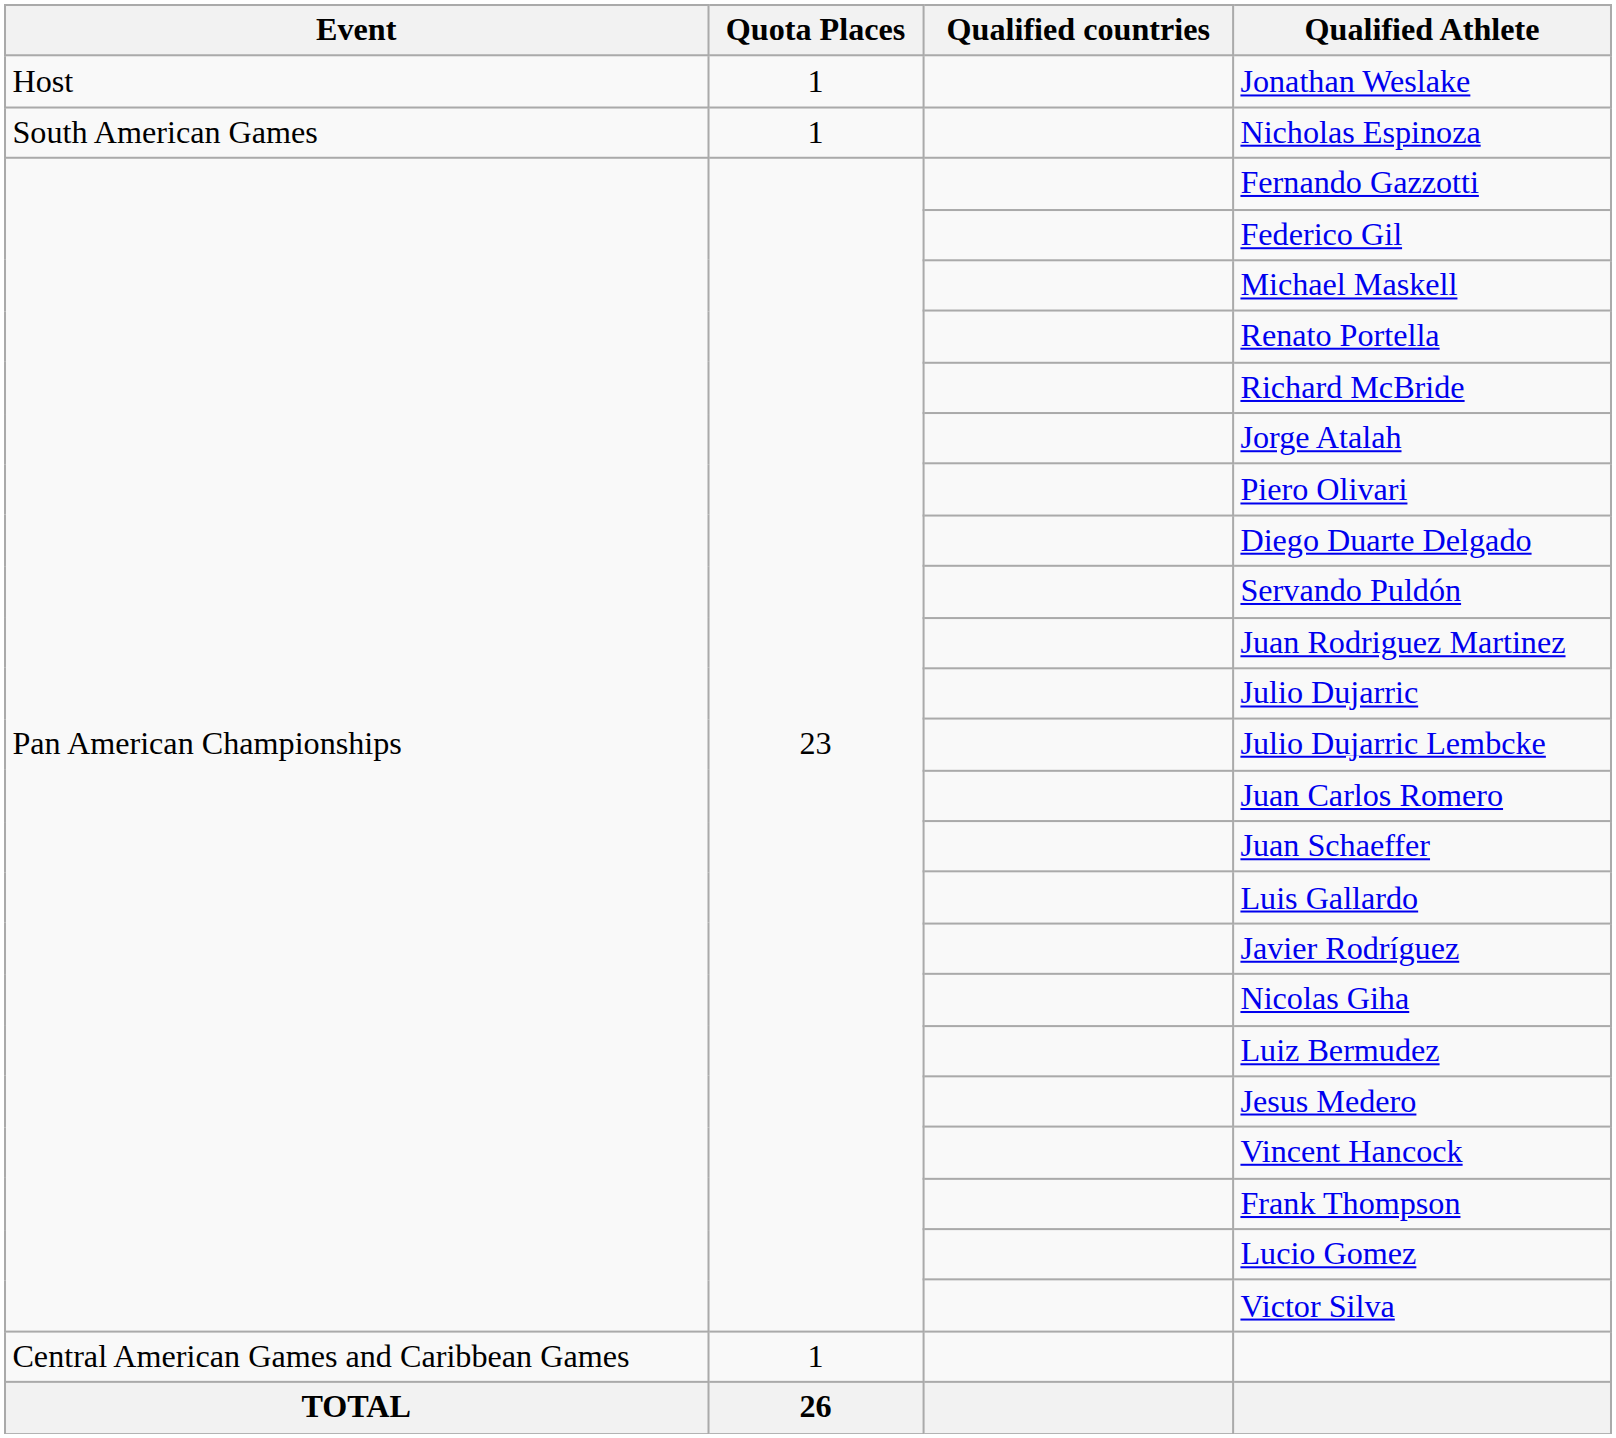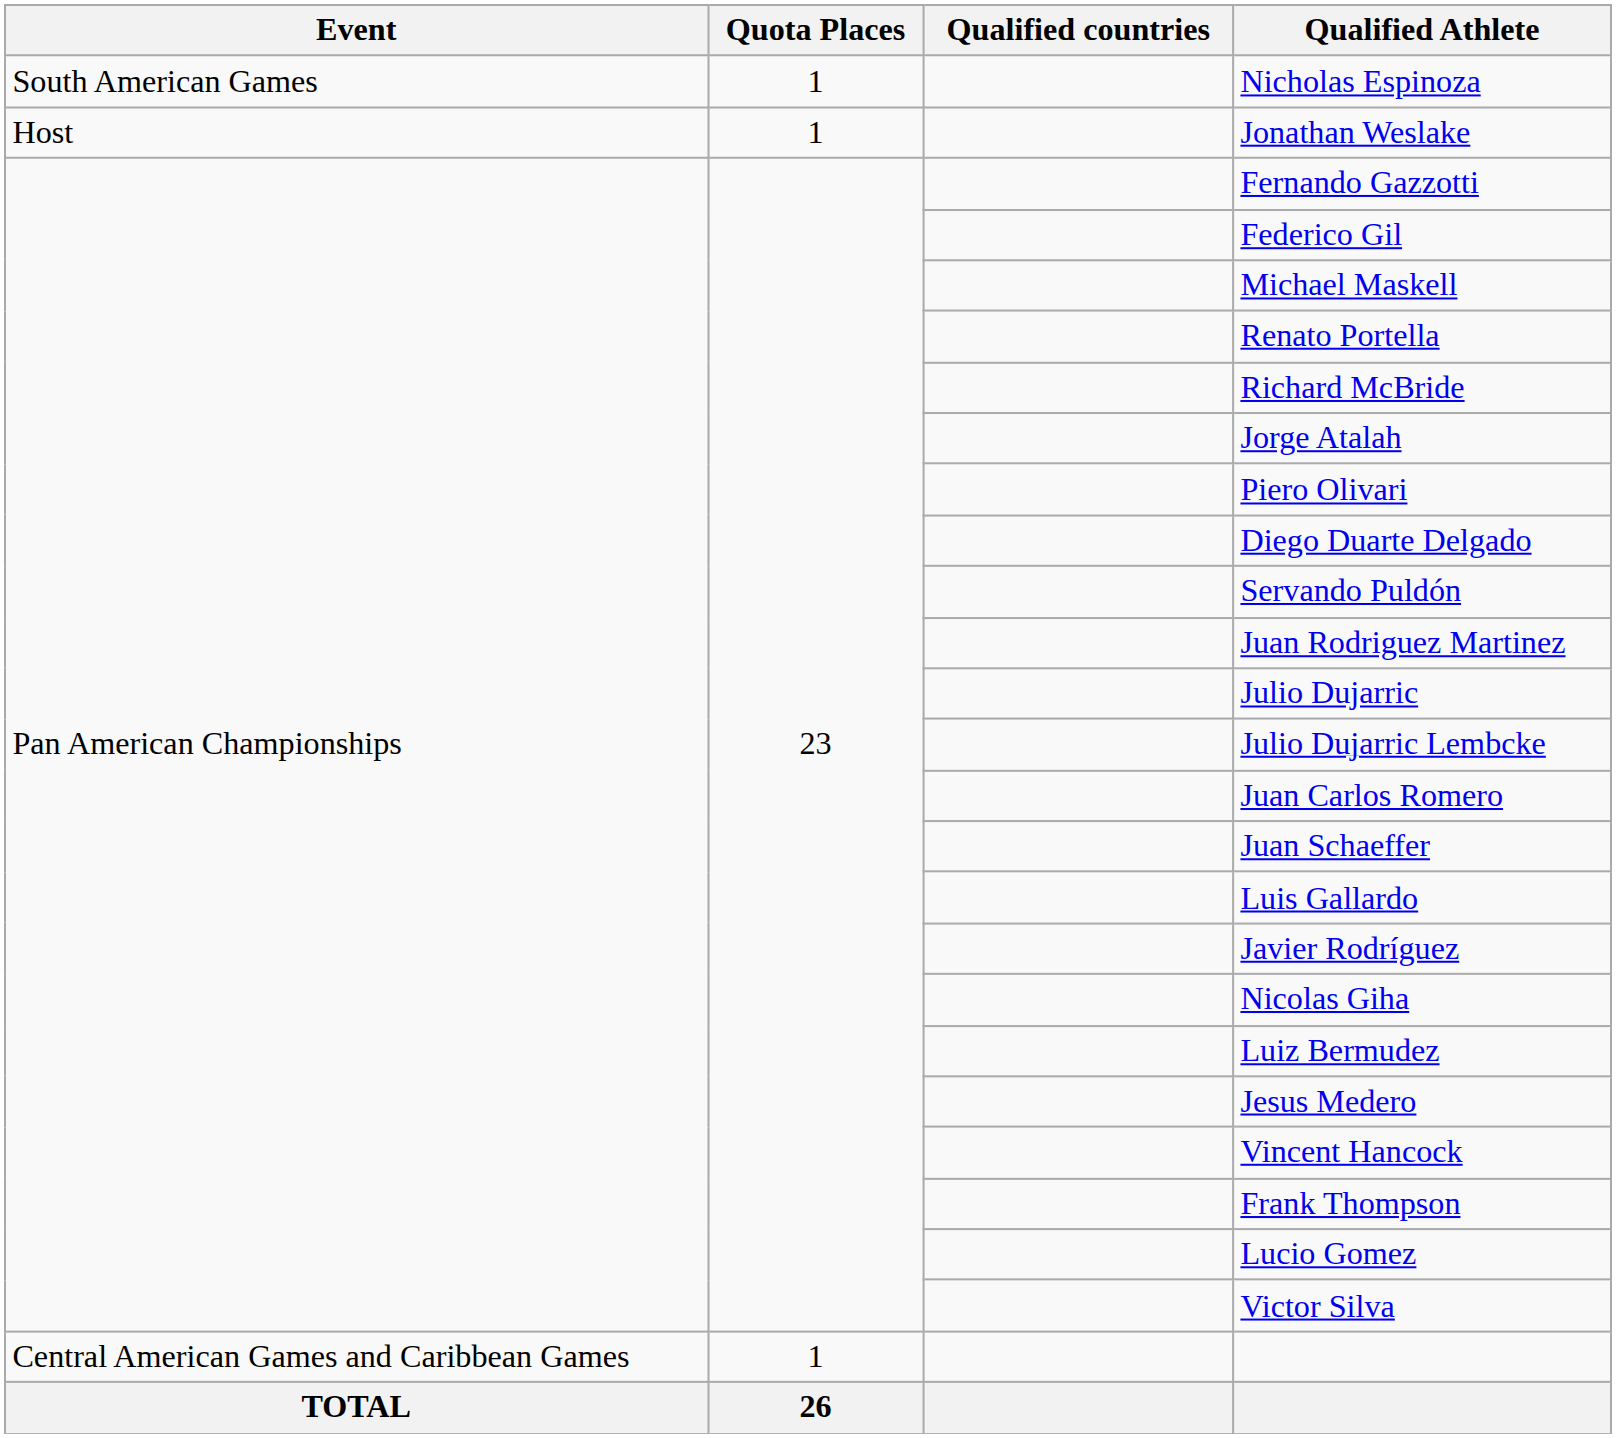rows swapped: (43, 81) <-> (165, 132)
